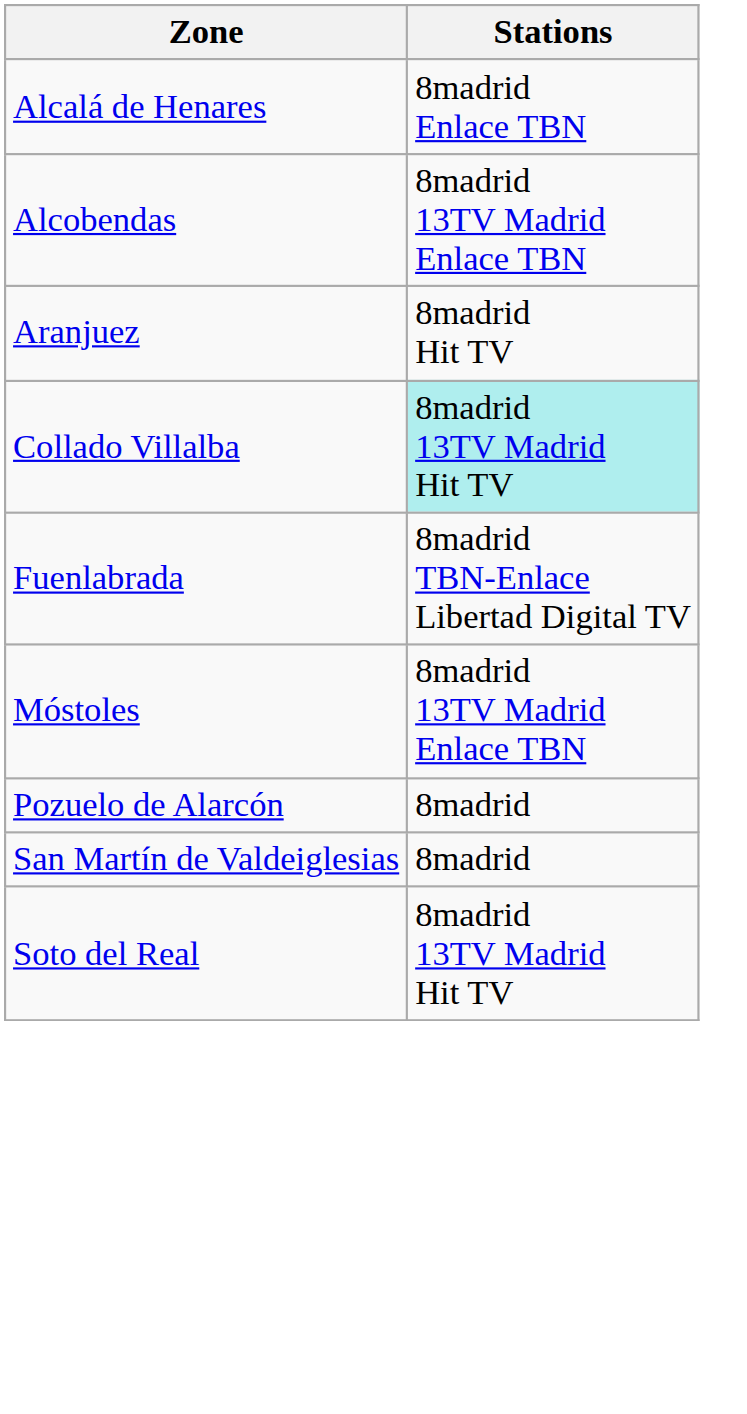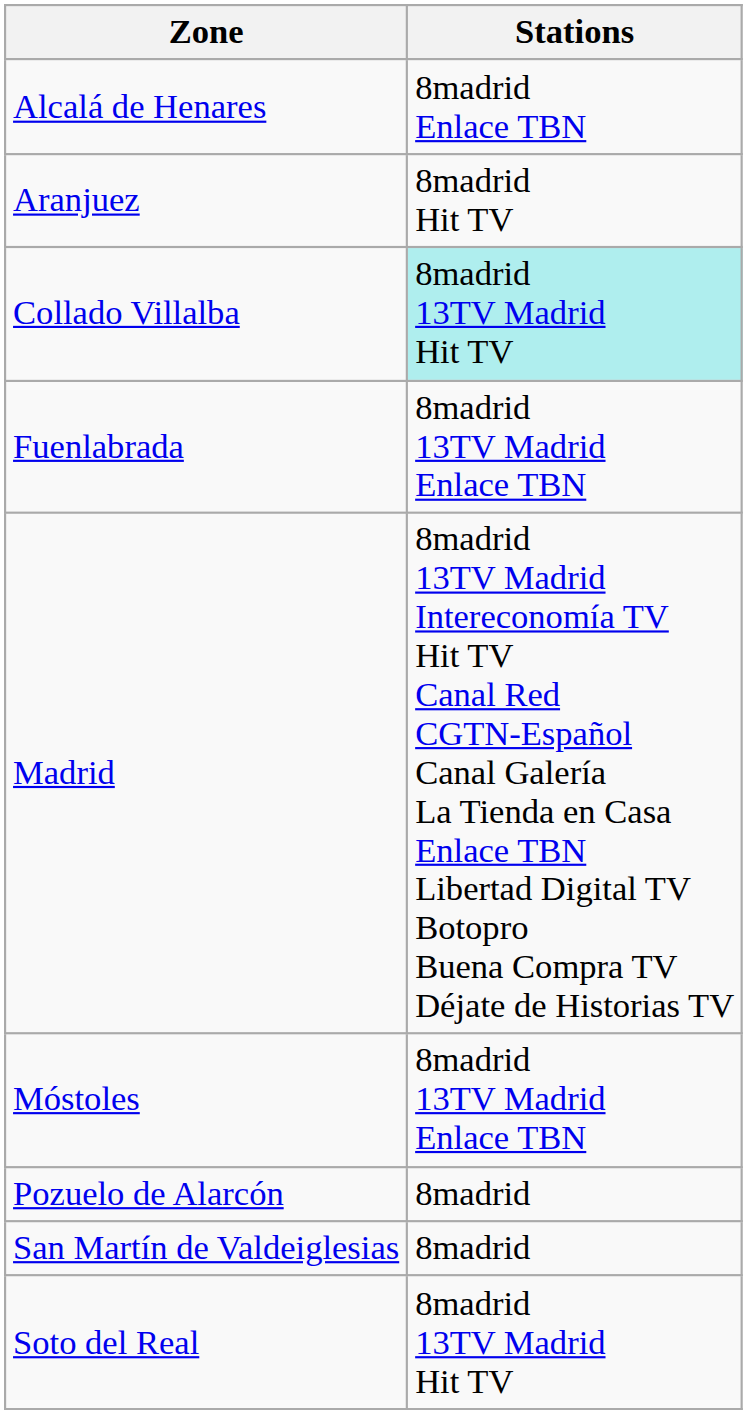- row: (95, 219)
(553, 578) 8madrid TBN-Enlace Libertad Digital TV -> (510, 445) 8madrid 13TV Madrid Enlace TBN
+ row: (64, 772)
